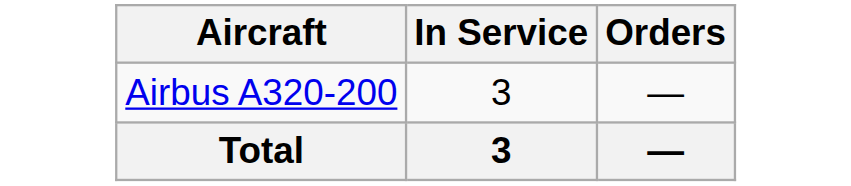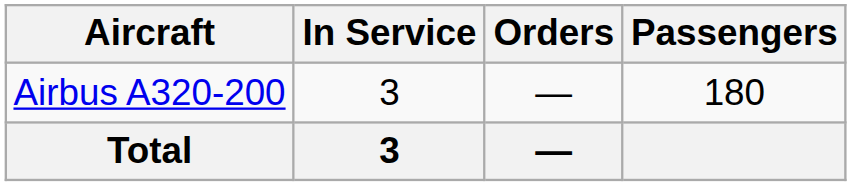+ column: (734, 33)
